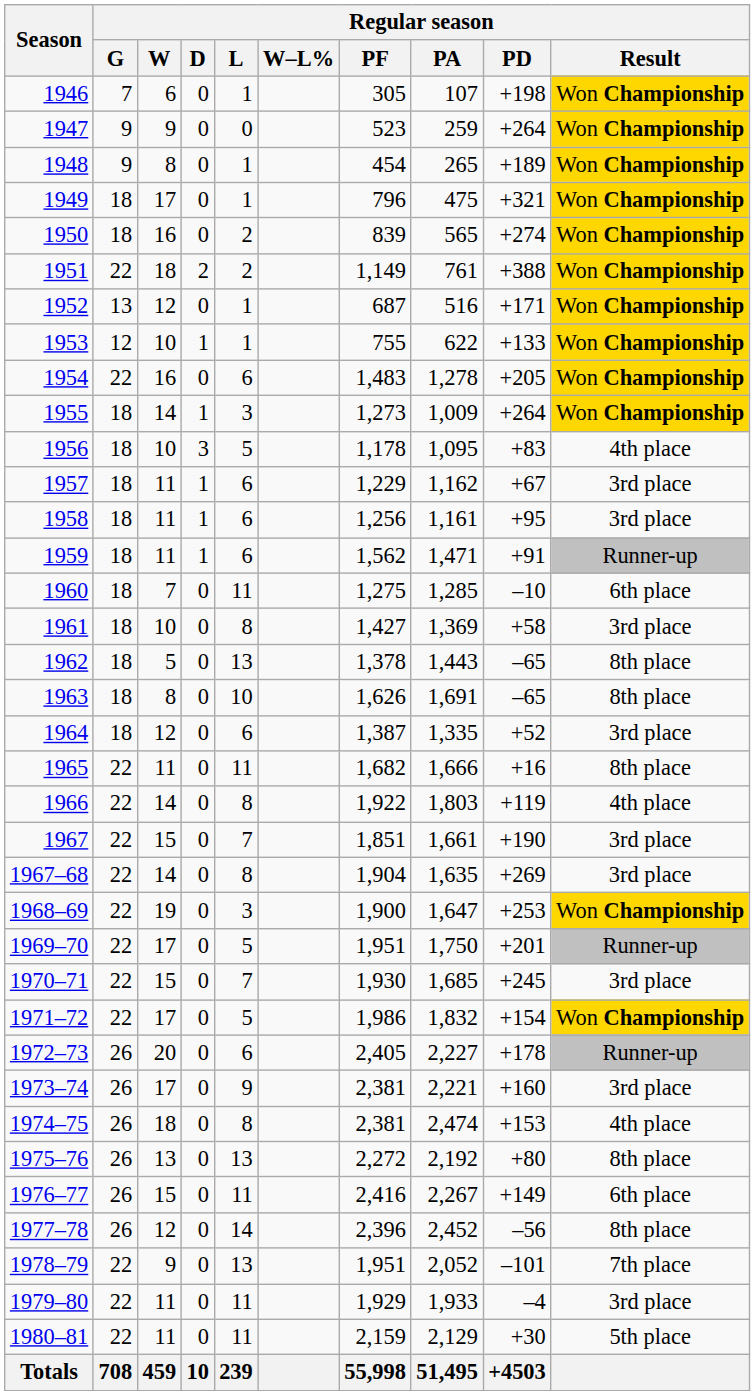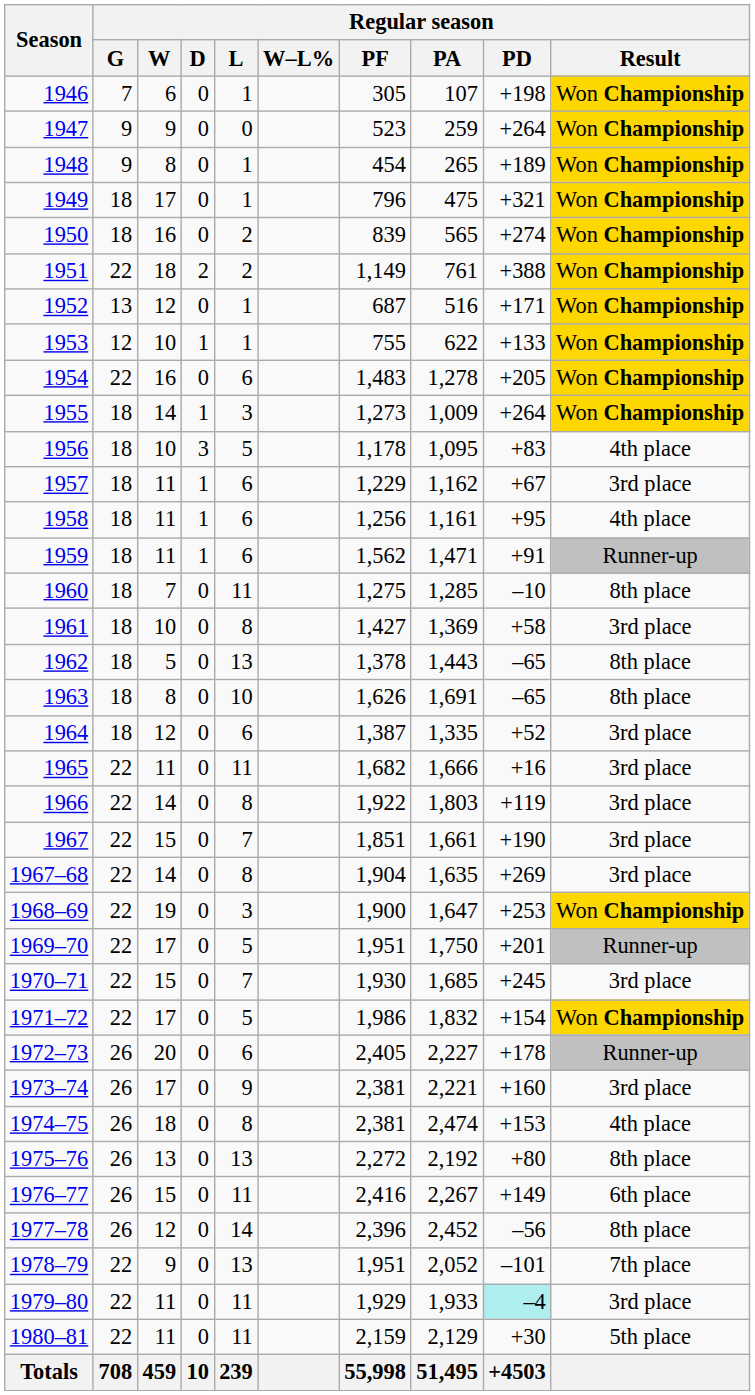(650, 519) 3rd place -> (650, 519) 4th place
(650, 590) 6th place -> (650, 590) 8th place
(650, 768) 8th place -> (650, 768) 3rd place
(650, 803) 4th place -> (650, 803) 3rd place
(535, 1301) no background -> (535, 1301) paleturquoise background
